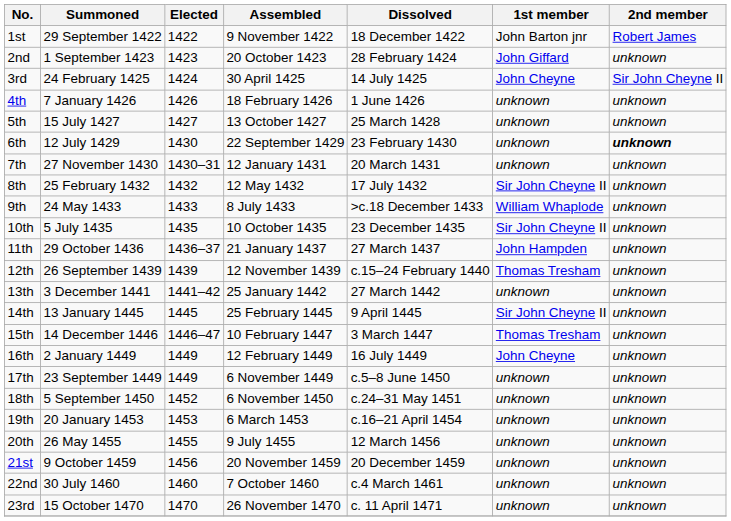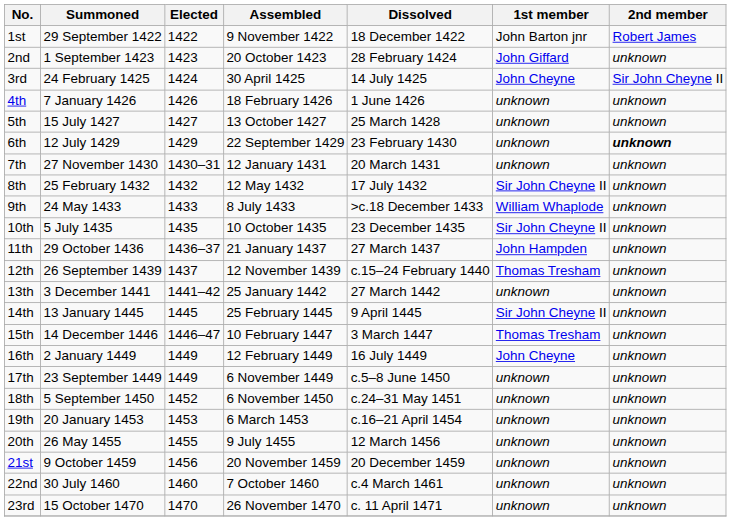(183, 143) 1430 -> (183, 143) 1429
(183, 270) 1439 -> (183, 270) 1437
